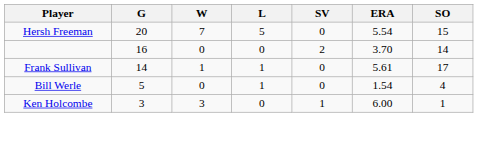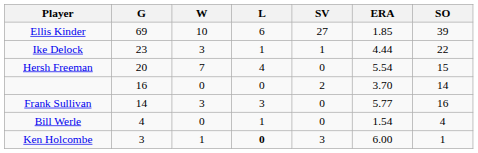+ row: (58, 31)
+ row: (58, 49)
(262, 31) 5 -> (262, 67) 4
(202, 67) 1 -> (202, 103) 3
(262, 67) 1 -> (262, 103) 3
(382, 67) 5.61 -> (382, 103) 5.77
(443, 67) 17 -> (443, 103) 16
(142, 85) 5 -> (142, 121) 4
(202, 103) 3 -> (202, 139) 1
(262, 103) normal -> (262, 139) bold
(322, 103) 1 -> (322, 139) 3
